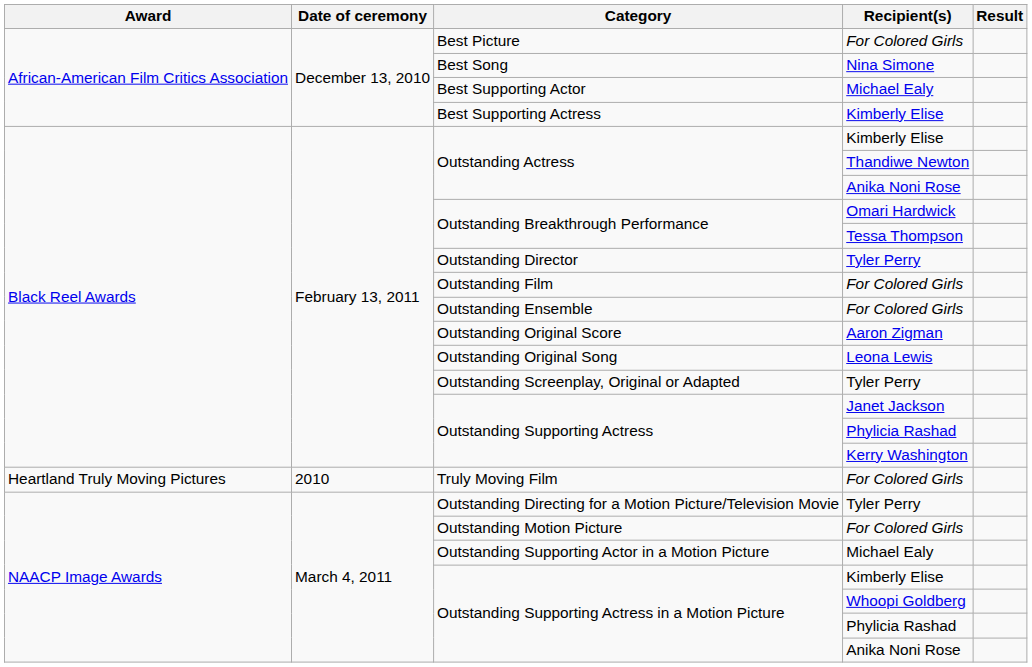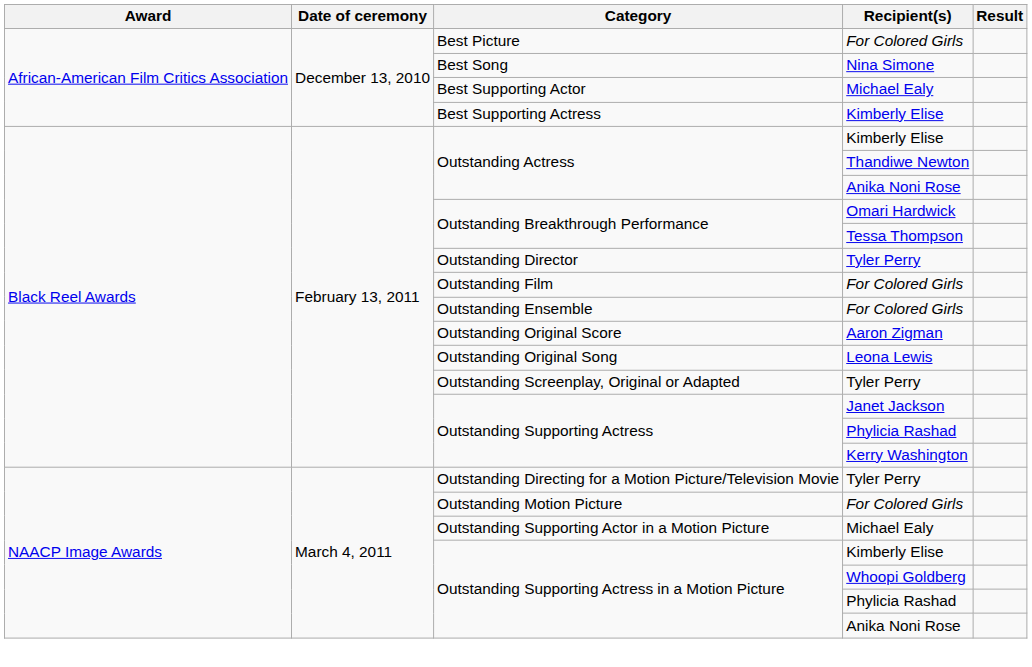- row: (497, 479)
